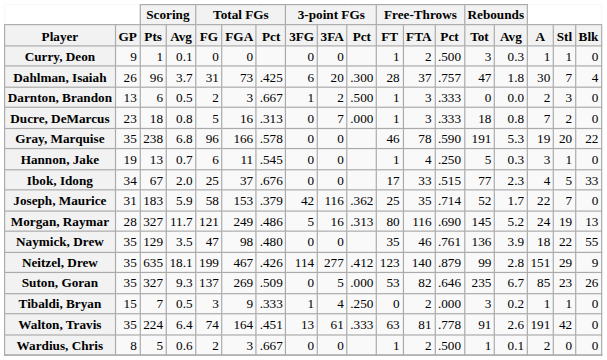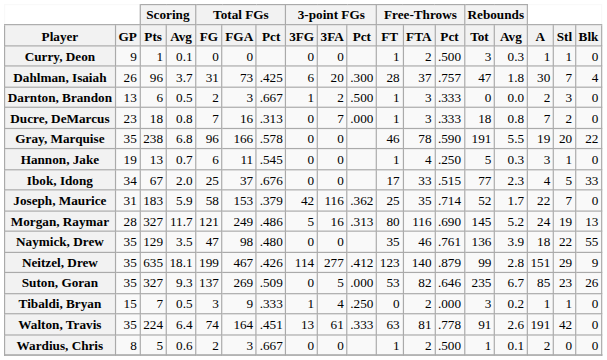(216, 118) 5 -> (216, 118) 7
(516, 139) 5.3 -> (516, 139) 5.5
